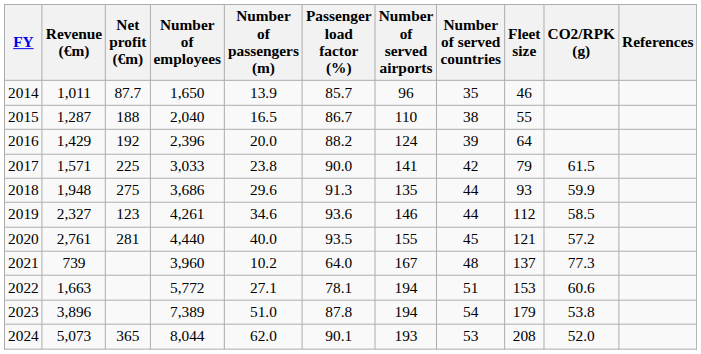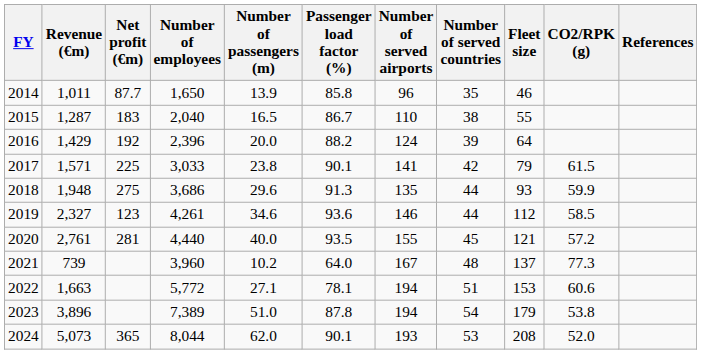(339, 92) 85.7 -> (339, 92) 85.8
(128, 117) 188 -> (128, 117) 183
(339, 165) 90.0 -> (339, 165) 90.1
